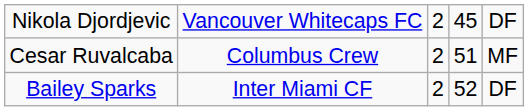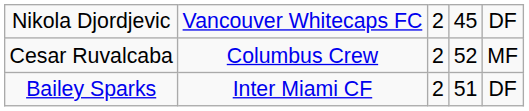(466, 55) 51 -> (466, 55) 52
(466, 88) 52 -> (466, 88) 51
